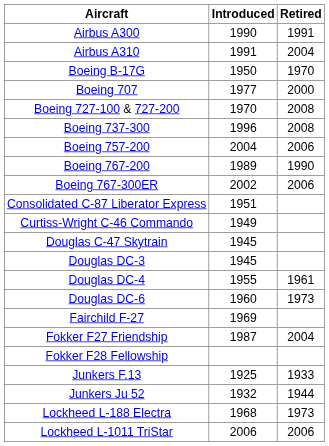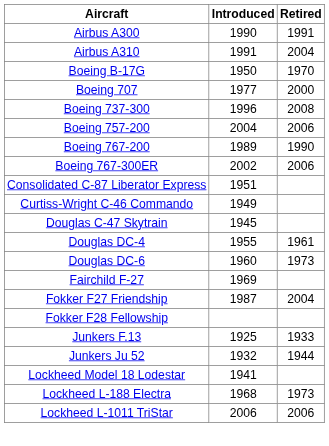- row: (107, 108)
- row: (107, 260)
+ row: (107, 374)
